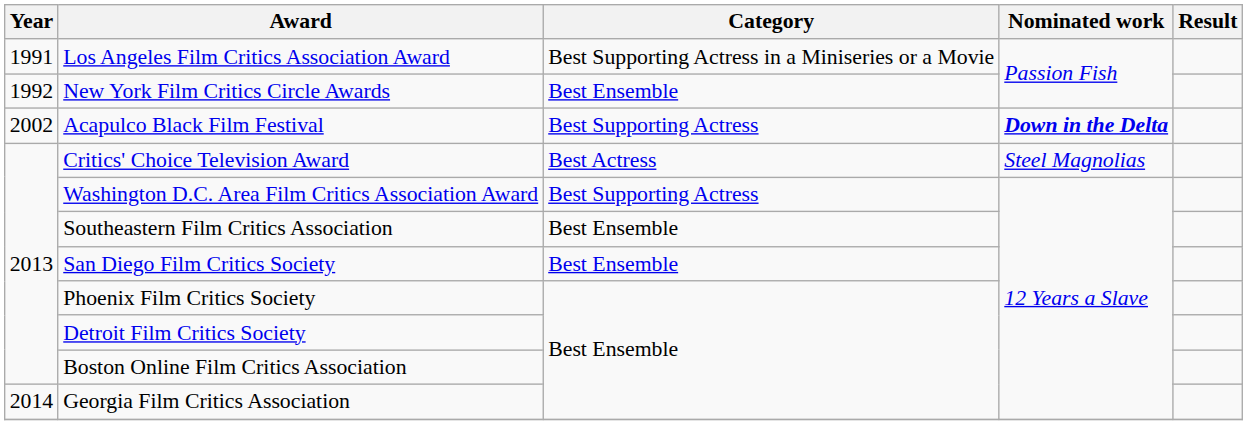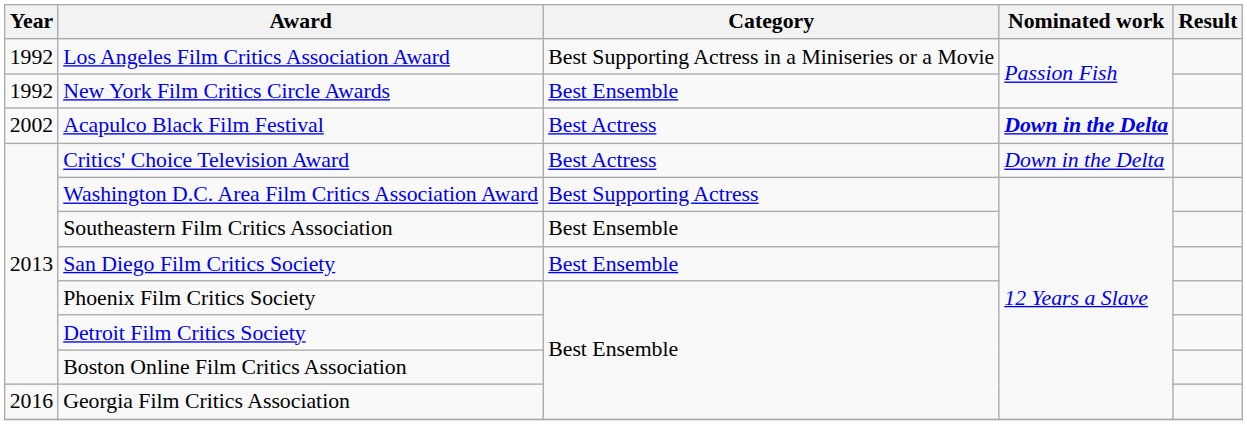(31, 56) 1991 -> (31, 56) 1992
(653, 125) Best Supporting Actress -> (602, 125) Best Actress
(1075, 159) Steel Magnolias -> (1084, 159) Down in the Delta
(31, 401) 2014 -> (31, 401) 2016
